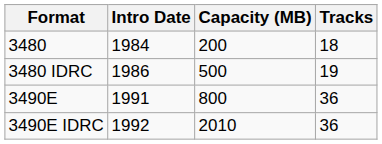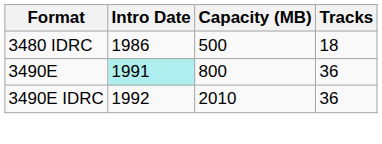- row: (27, 44)
(329, 71) 19 -> (329, 44) 18
(130, 98) no background -> (130, 71) paleturquoise background
